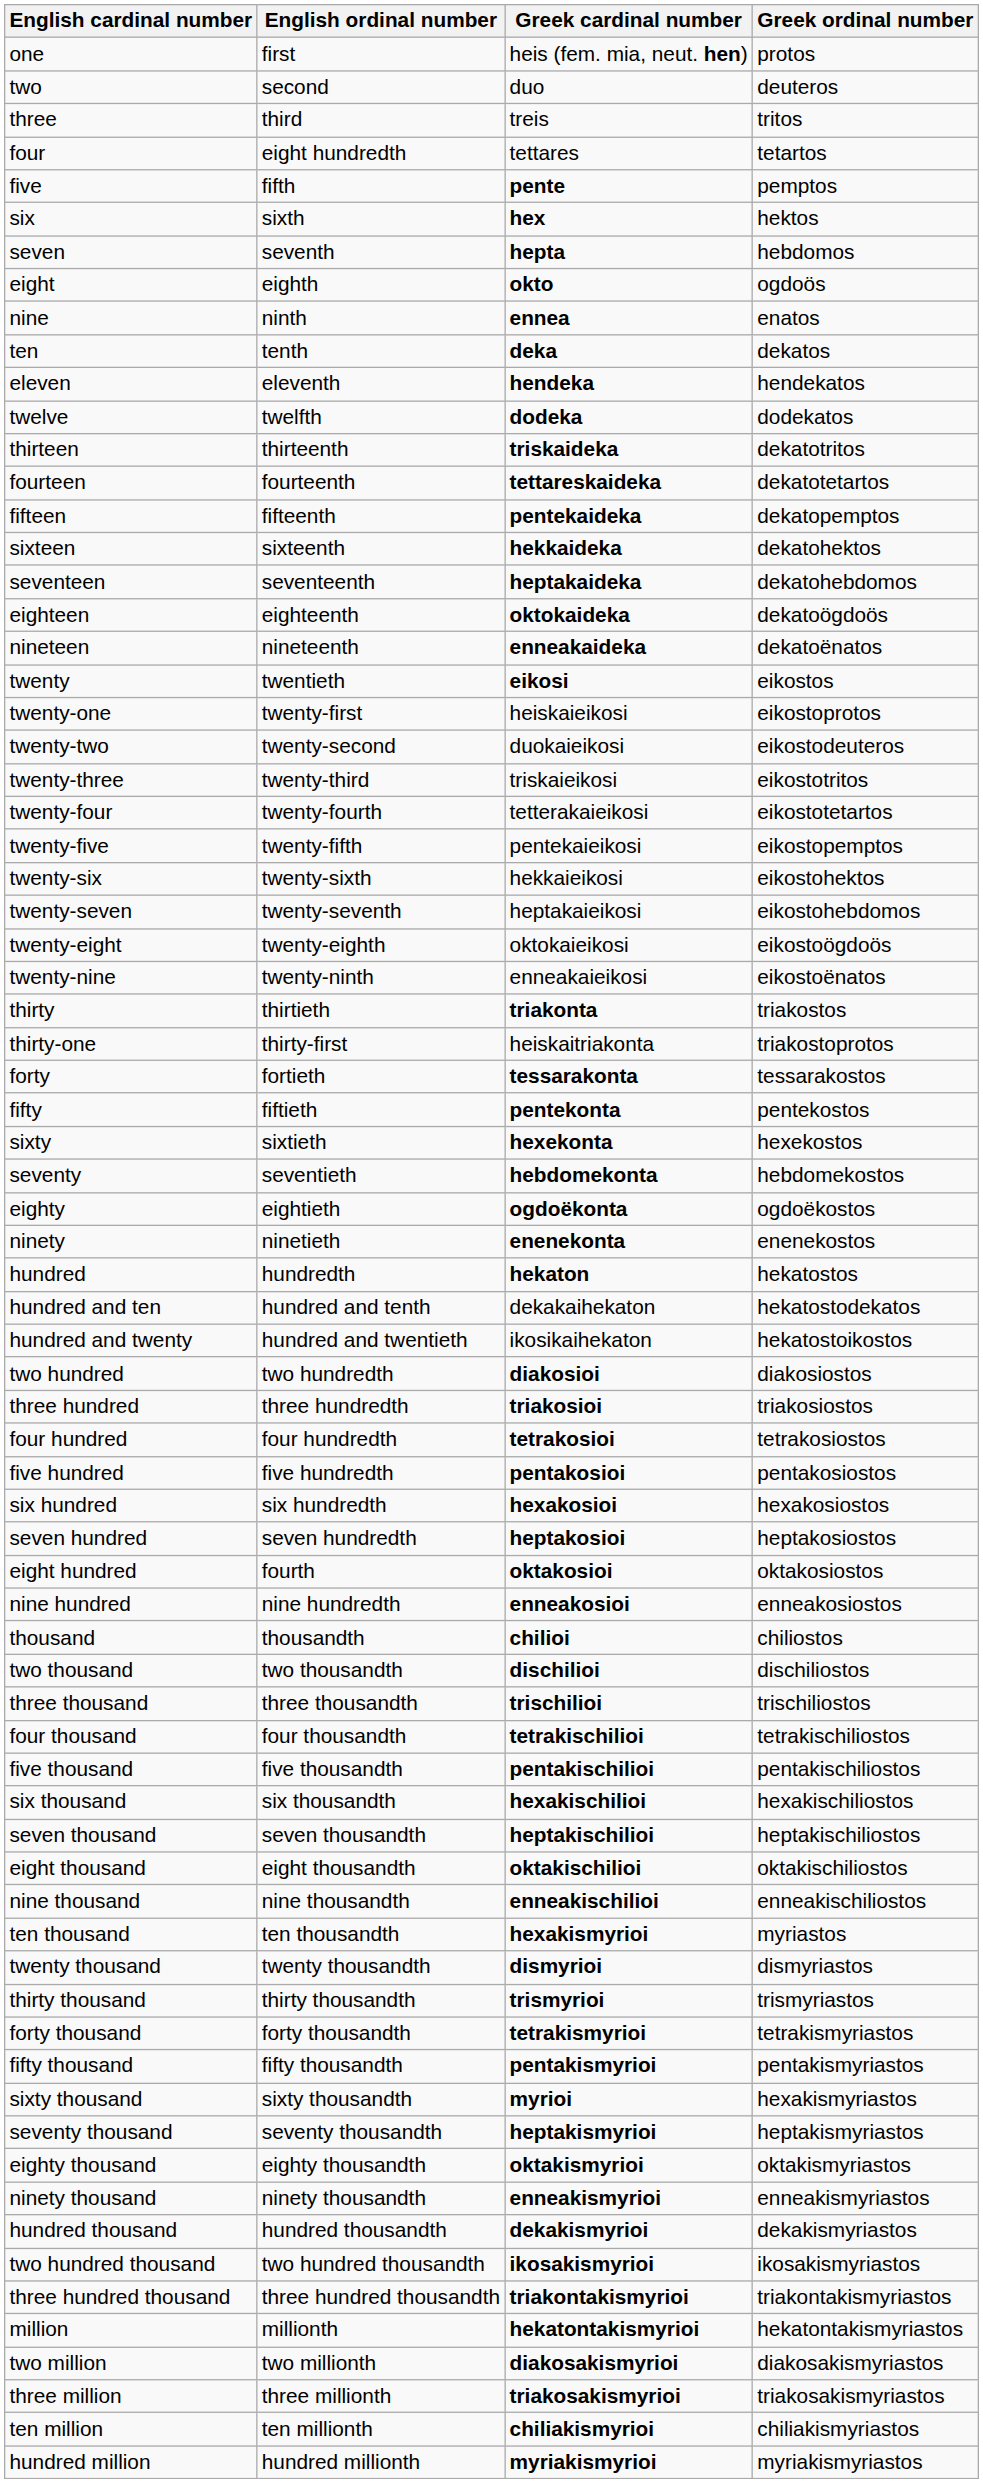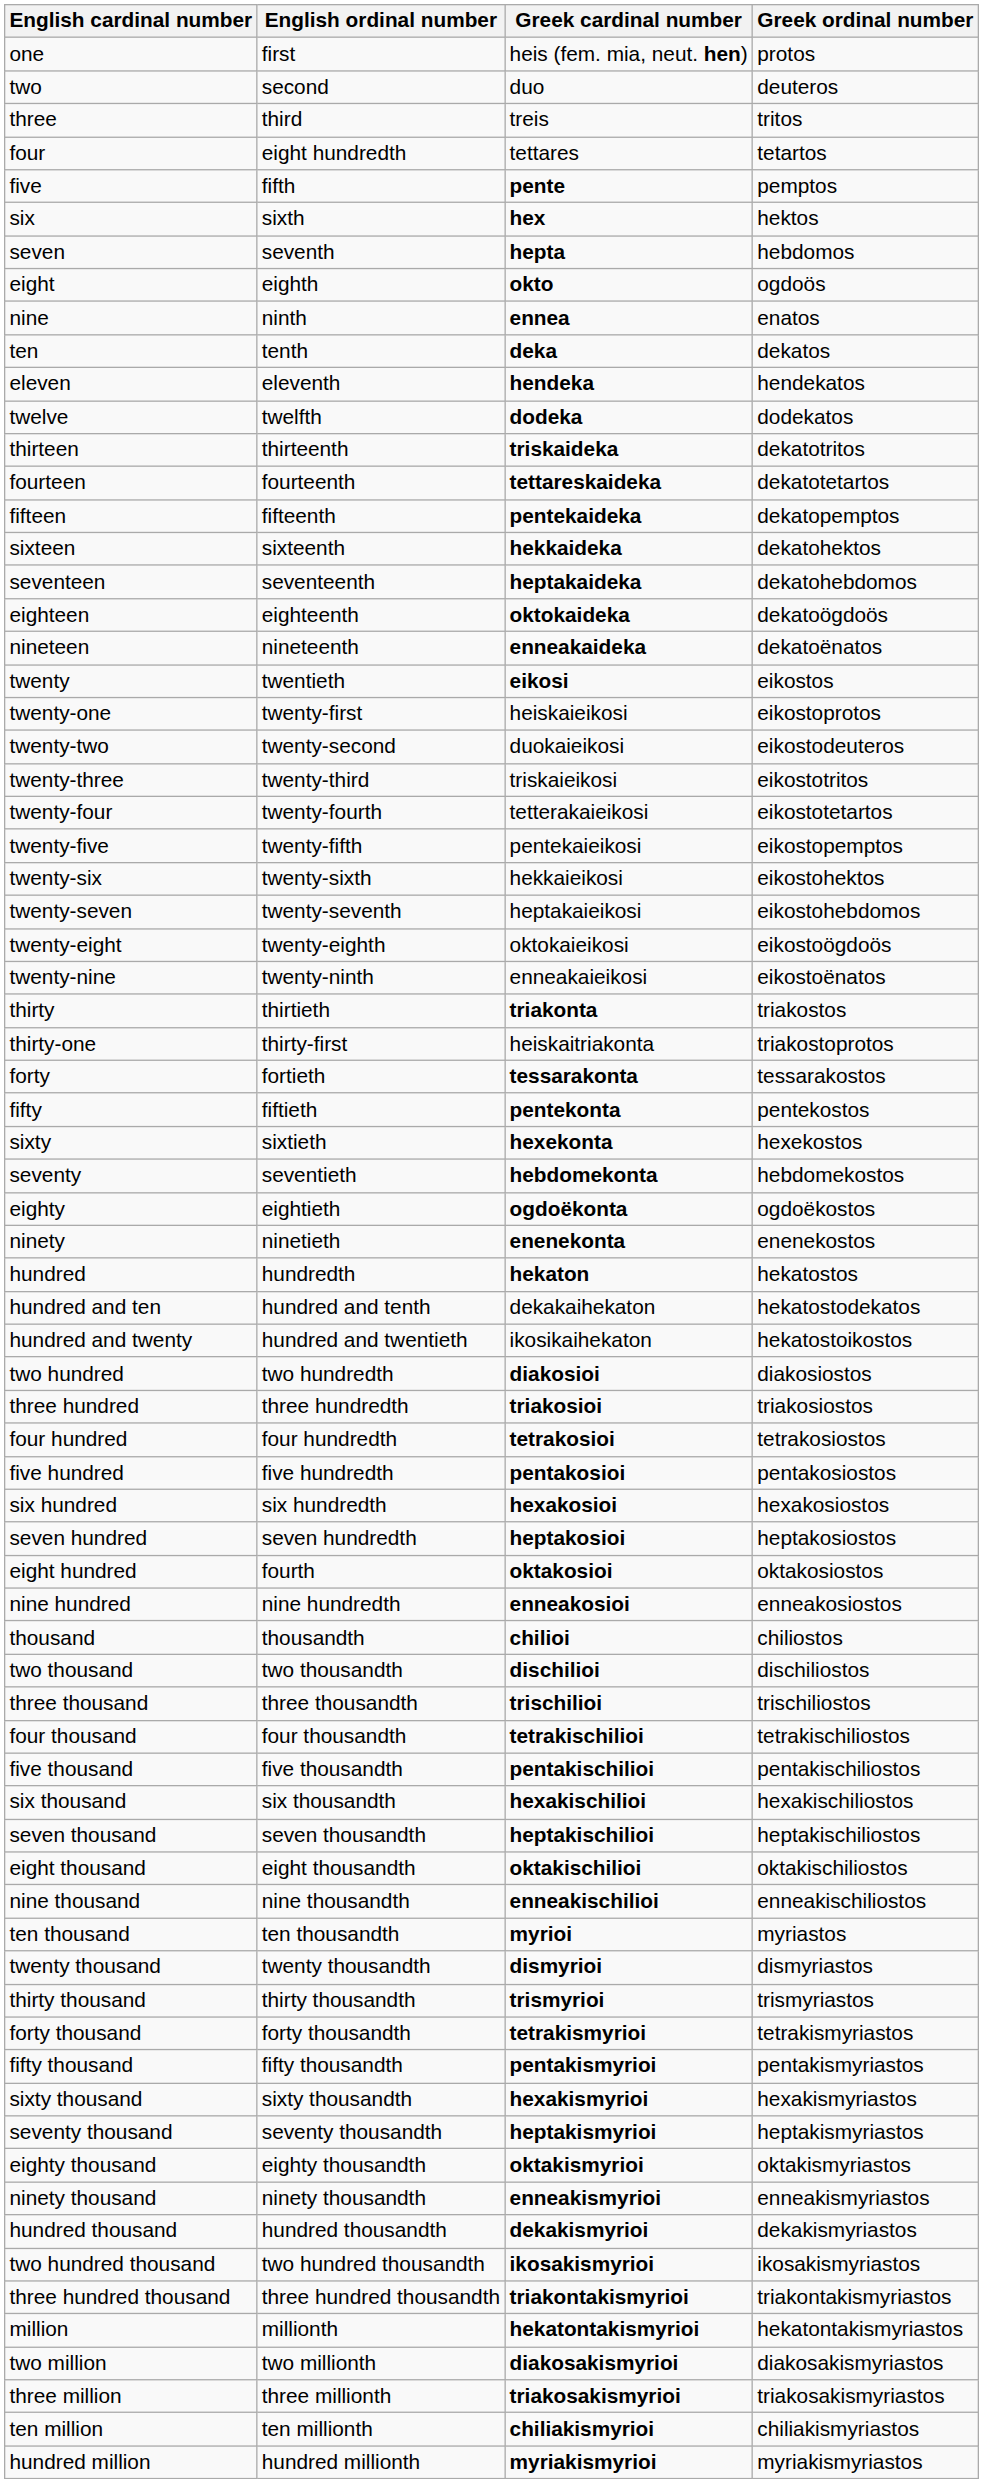(579, 1934) hexakismyrioi -> (541, 1934) myrioi
(541, 2099) myrioi -> (579, 2099) hexakismyrioi
